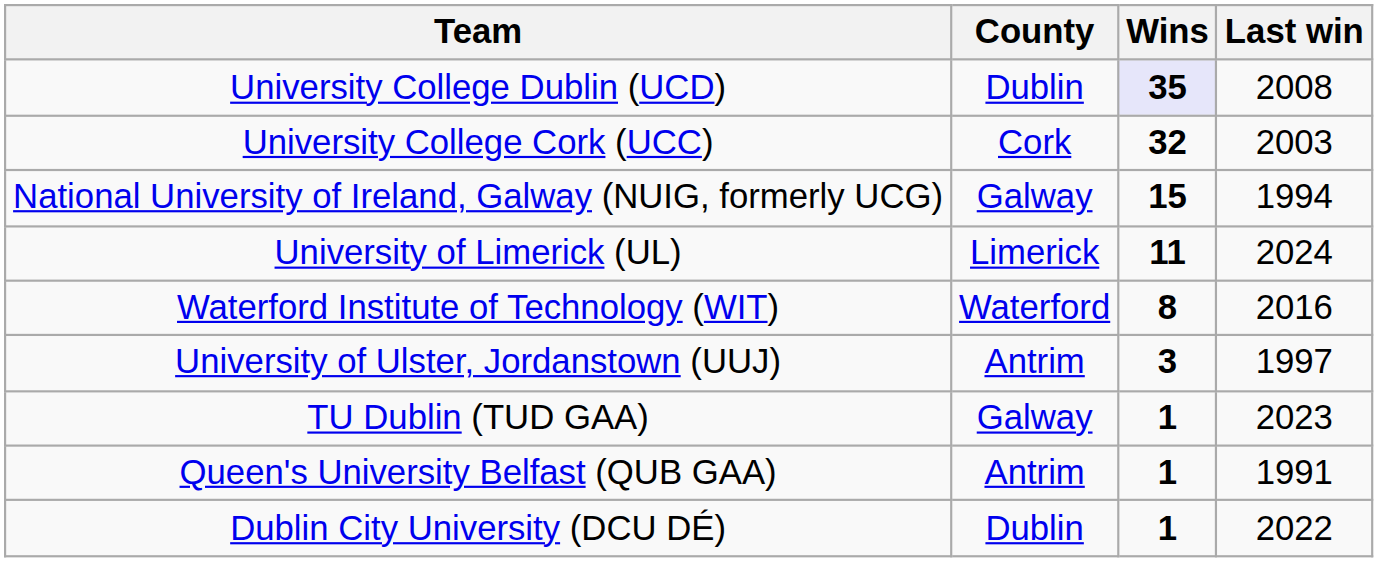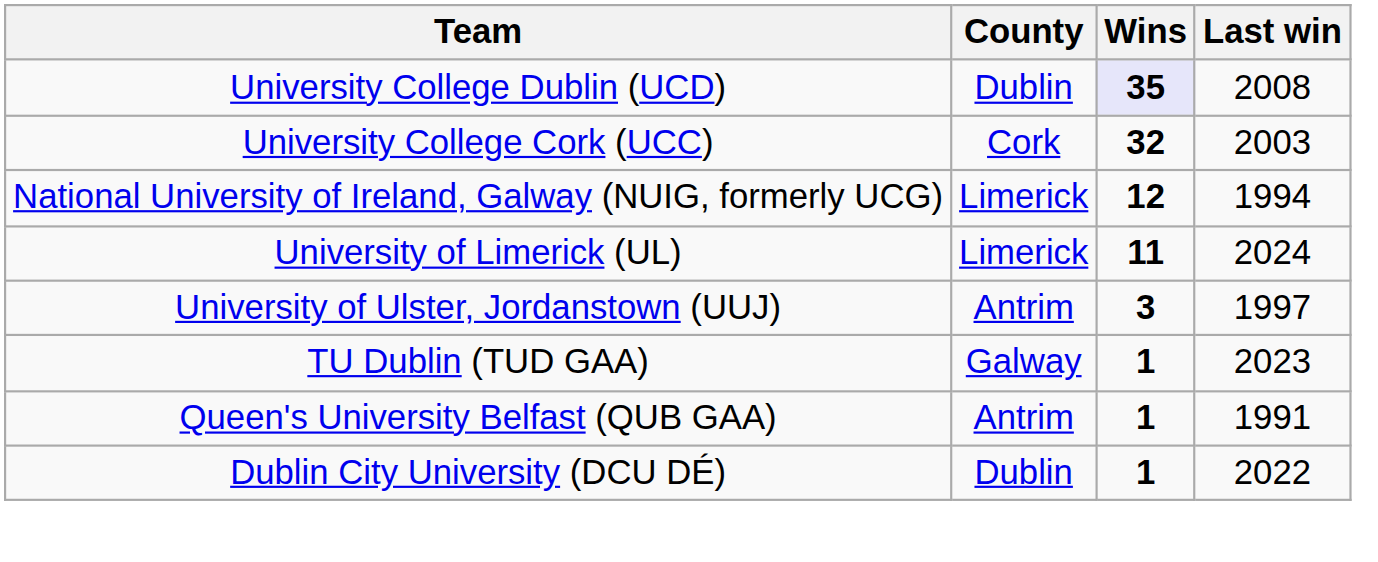(1035, 197) Galway -> (1024, 197) Limerick
(1168, 197) 15 -> (1146, 197) 12
- row: (478, 307)
